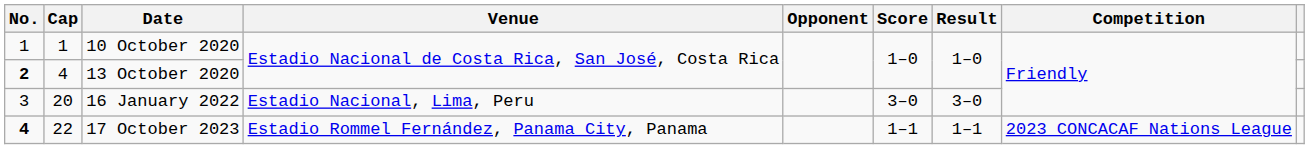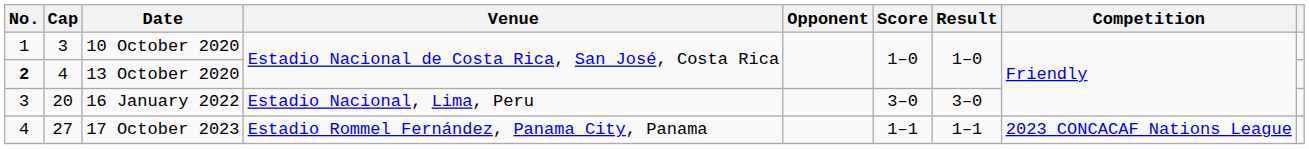(63, 46) 1 -> (63, 46) 3
(24, 130) bold -> (24, 130) normal
(63, 130) 22 -> (63, 130) 27
